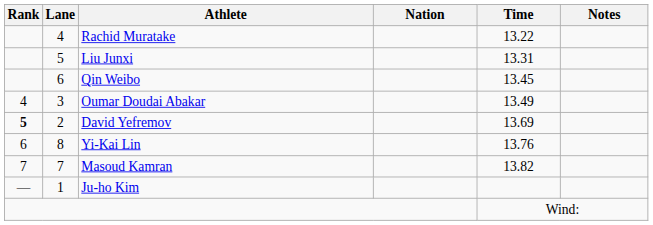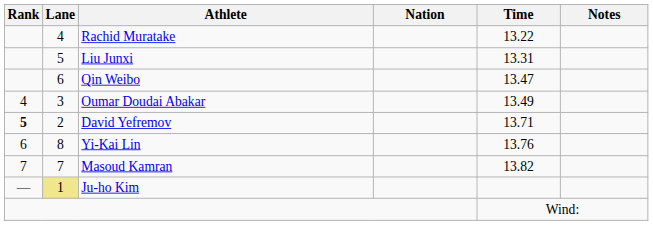(518, 79) 13.45 -> (518, 79) 13.47
(518, 123) 13.69 -> (518, 123) 13.71
(60, 187) no background -> (60, 187) khaki background
